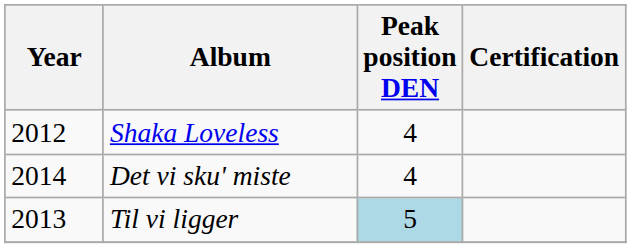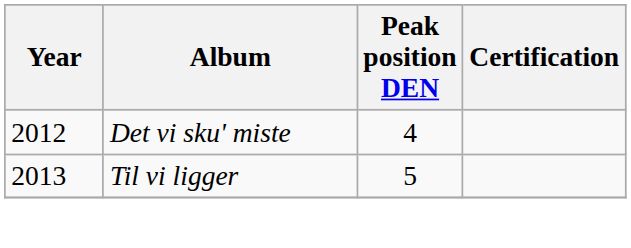- row: (194, 131)
(39, 175) 2014 -> (39, 131) 2012
(410, 219) lightblue background -> (410, 175) no background
